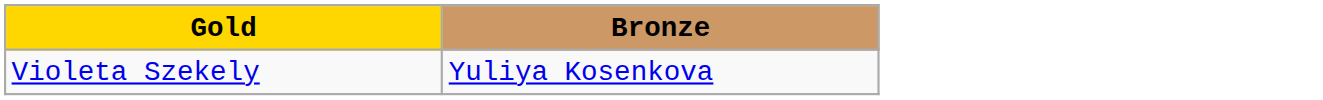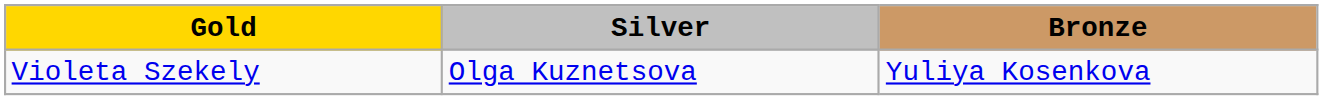+ column: (661, 28)
